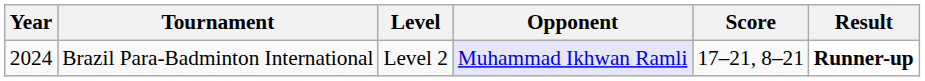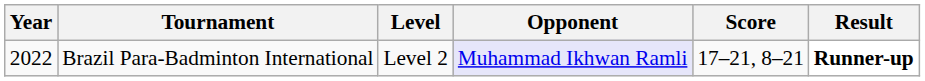(31, 57) 2024 -> (31, 57) 2022
